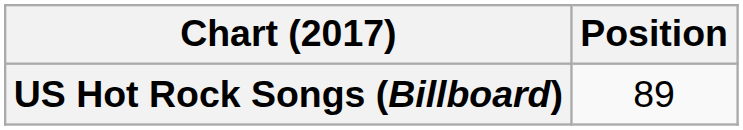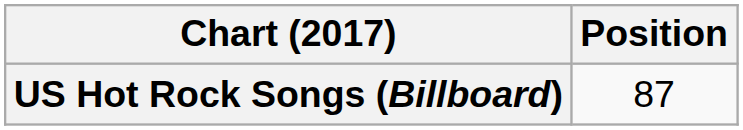(654, 93) 89 -> (654, 93) 87
